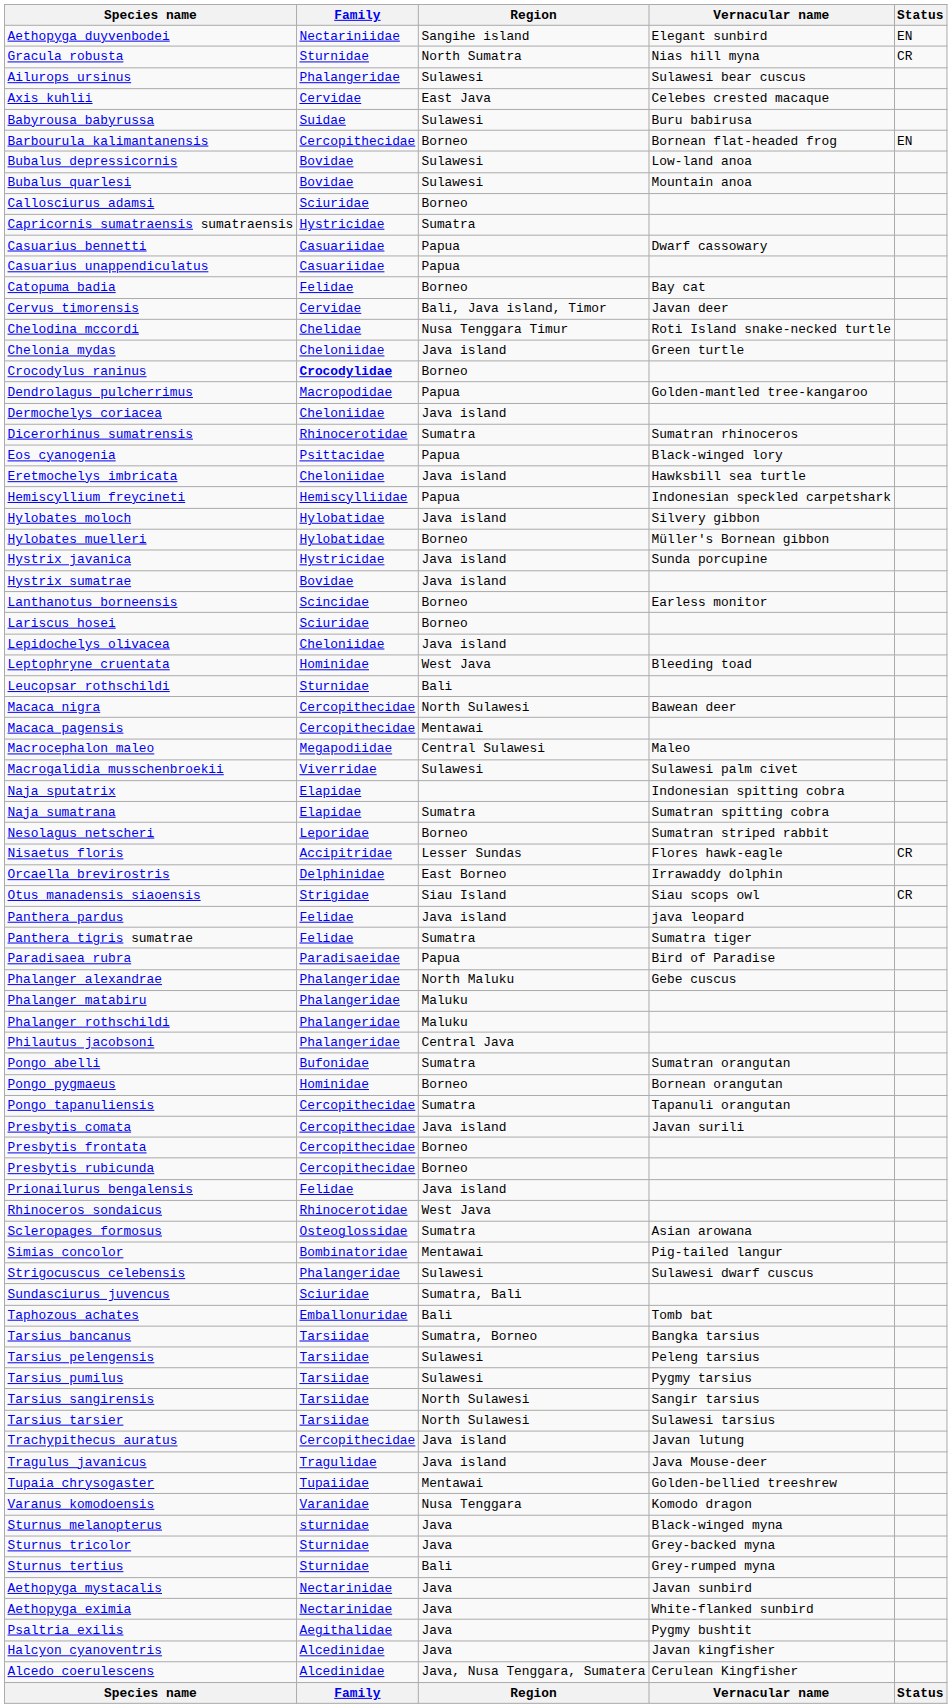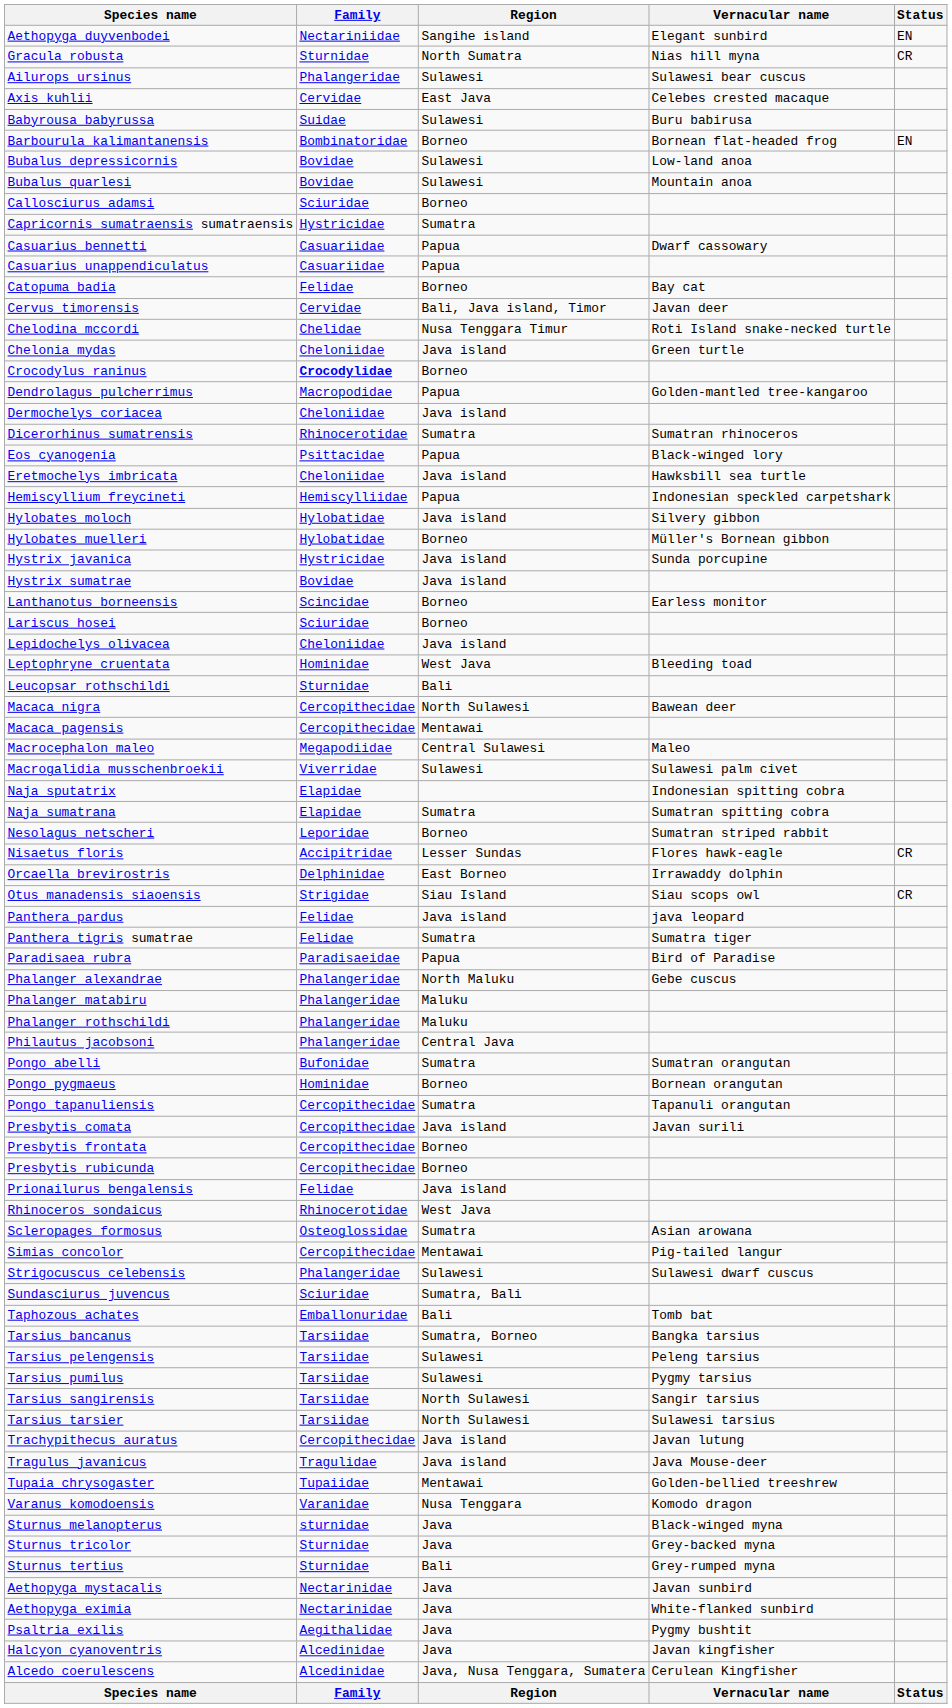(357, 141) Cercopithecidae -> (354, 141) Bombinatoridae
(354, 1253) Bombinatoridae -> (357, 1253) Cercopithecidae
